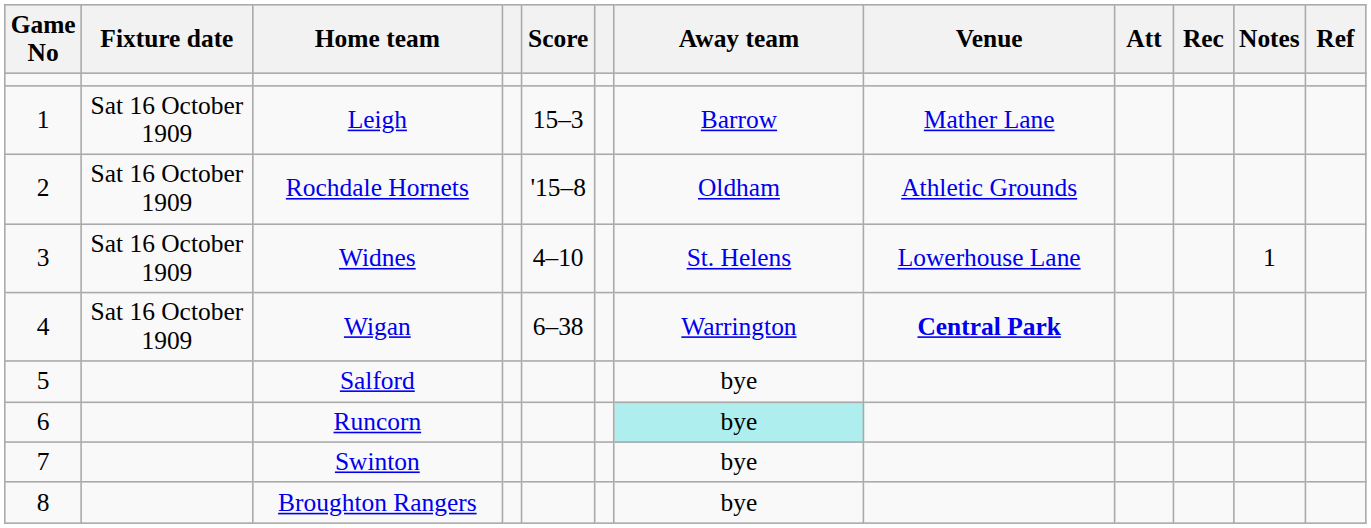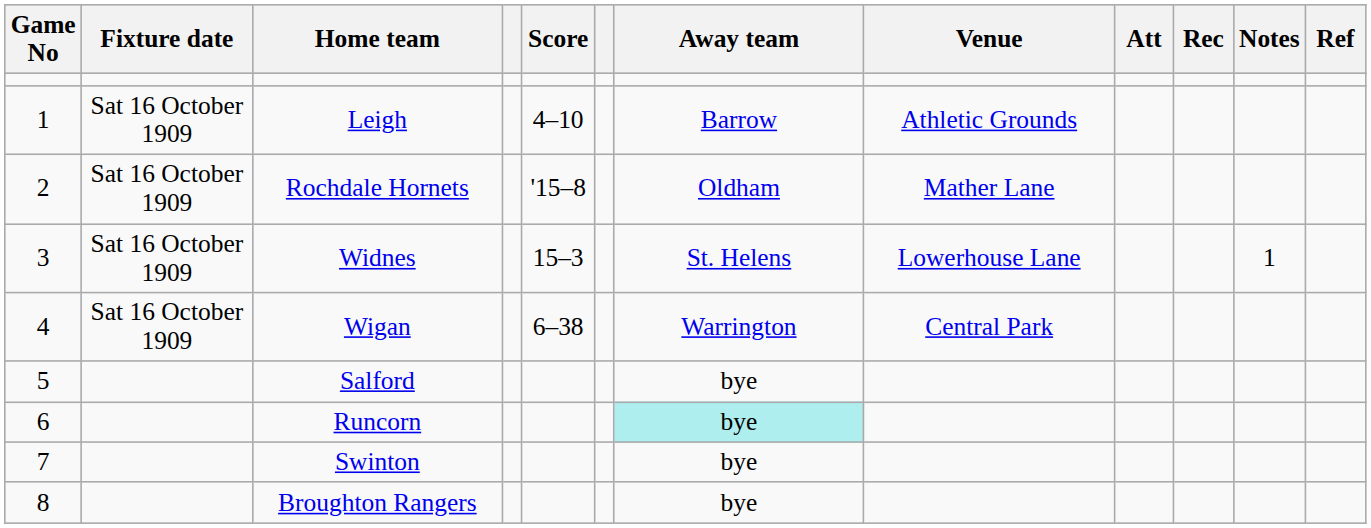(558, 119) 15–3 -> (558, 119) 4–10
(989, 119) Mather Lane -> (989, 119) Athletic Grounds
(989, 188) Athletic Grounds -> (989, 188) Mather Lane
(558, 257) 4–10 -> (558, 257) 15–3
(989, 326) bold -> (989, 326) normal
